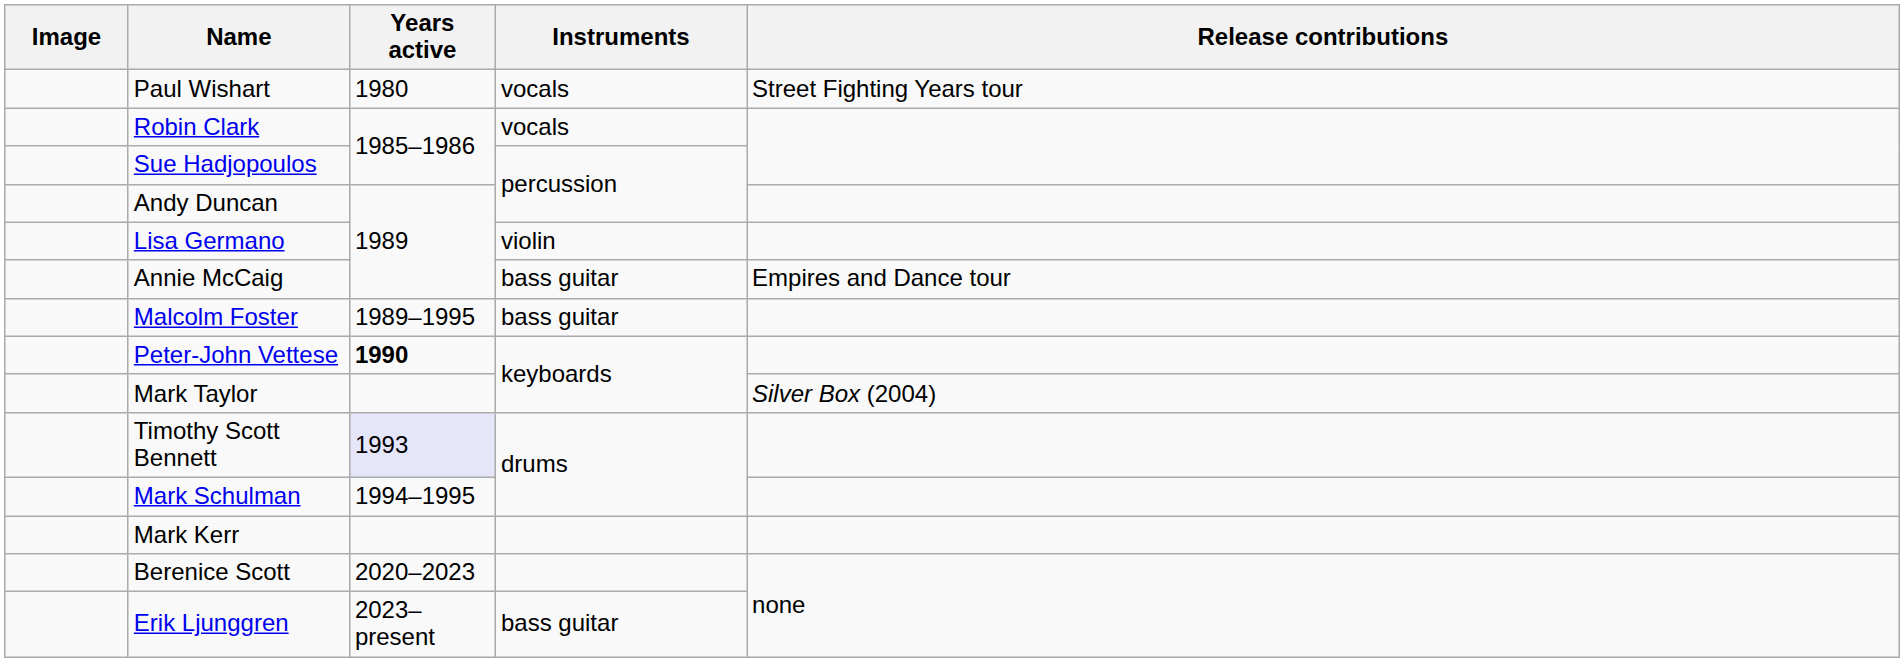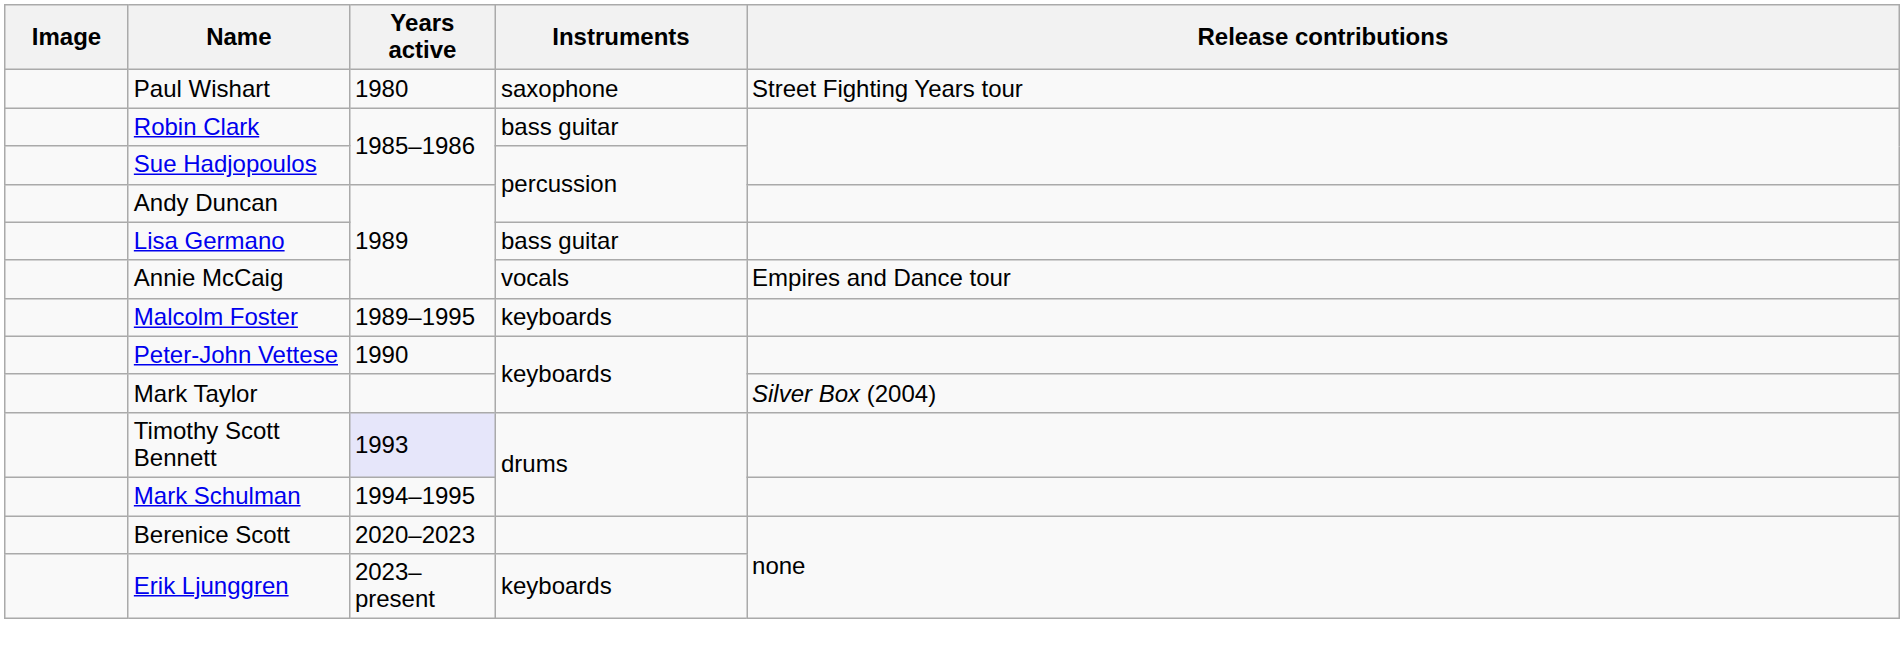(535, 88) vocals -> (560, 88) saxophone
(535, 126) vocals -> (560, 126) bass guitar
(528, 240) violin -> (560, 240) bass guitar
(560, 278) bass guitar -> (535, 278) vocals
(560, 316) bass guitar -> (556, 316) keyboards
(382, 355) bold -> (382, 355) normal
- row: (187, 534)
(560, 623) bass guitar -> (556, 585) keyboards
